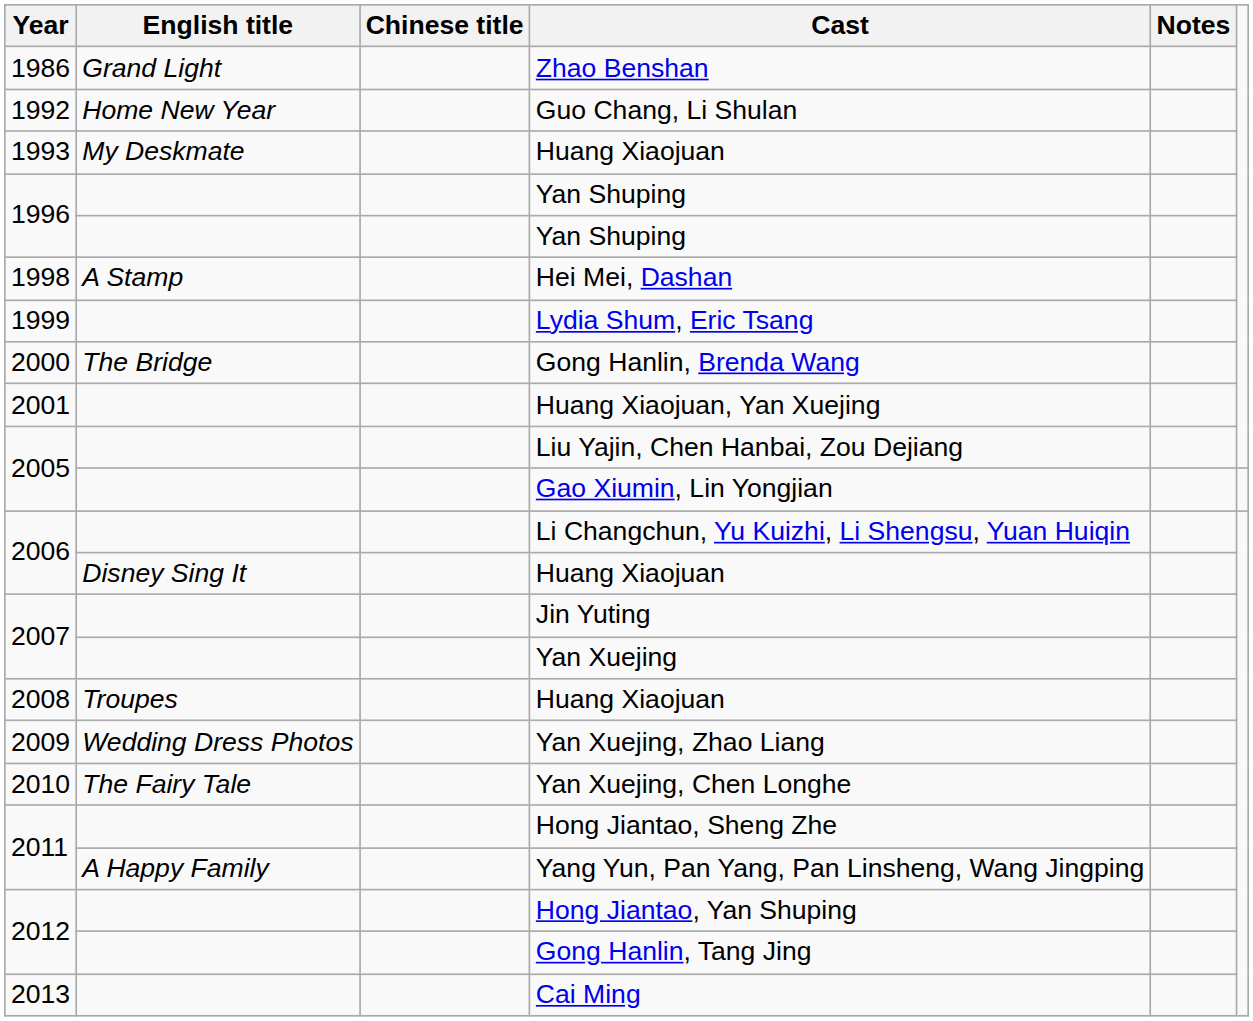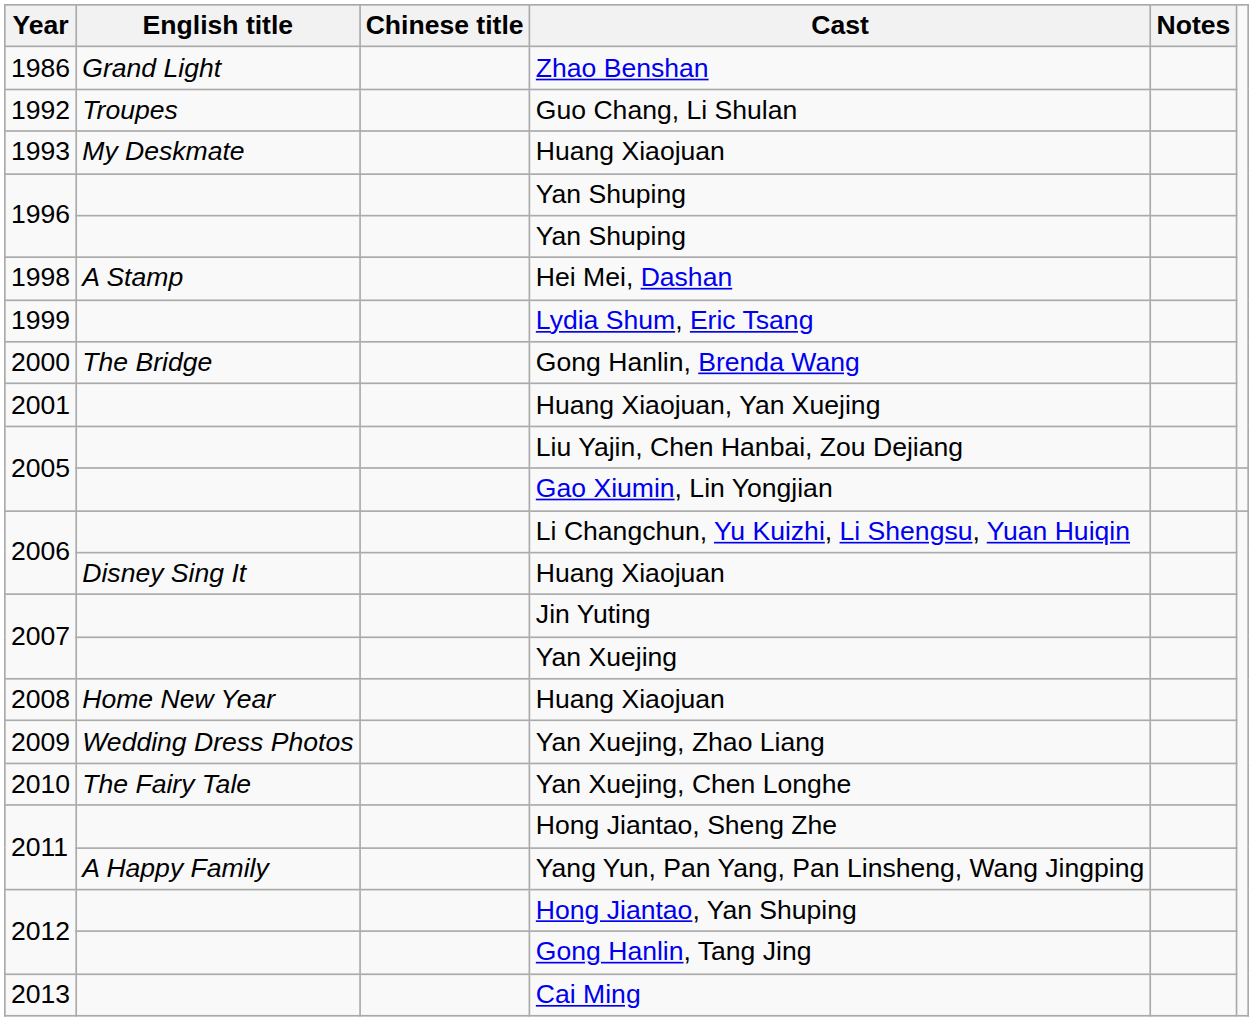(179, 109) Home New Year -> (130, 109) Troupes
(130, 699) Troupes -> (179, 699) Home New Year
